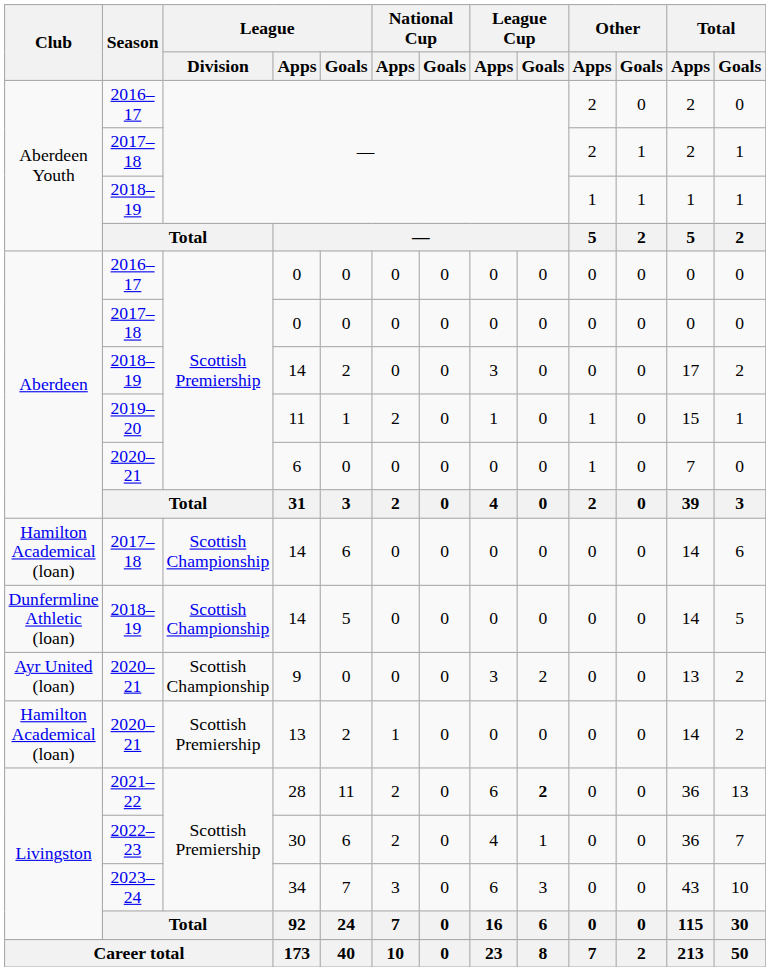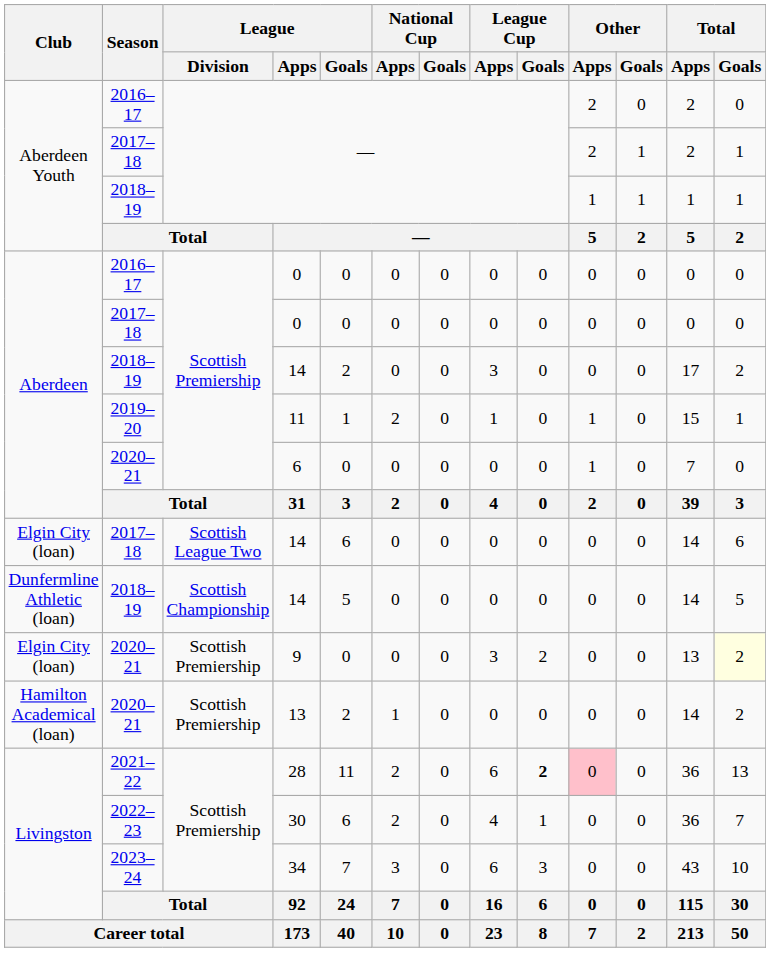(54, 551) Hamilton Academical (loan) -> (54, 541) Elgin City (loan)
(218, 551) Scottish Championship -> (218, 541) Scottish League Two
(54, 676) Ayr United (loan) -> (54, 656) Elgin City (loan)
(218, 676) Scottish Championship -> (218, 656) Scottish Premiership
(740, 676) no background -> (740, 656) lightyellow background
(592, 791) no background -> (592, 771) pink background
